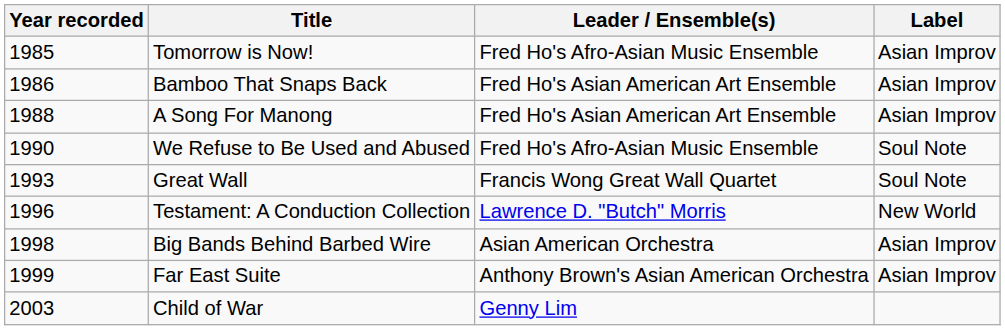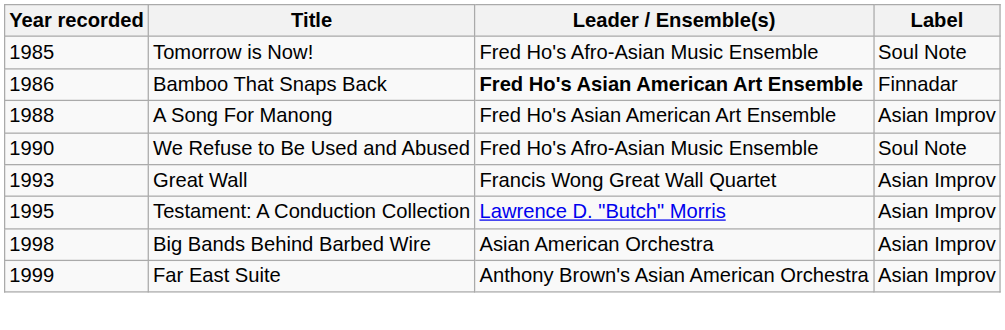(937, 52) Asian Improv -> (922, 52) Soul Note
(658, 84) normal -> (671, 84) bold
(937, 84) Asian Improv -> (918, 84) Finnadar
(922, 180) Soul Note -> (937, 180) Asian Improv
(32, 212) 1996 -> (32, 212) 1995
(927, 212) New World -> (937, 212) Asian Improv
- row: (208, 308)
